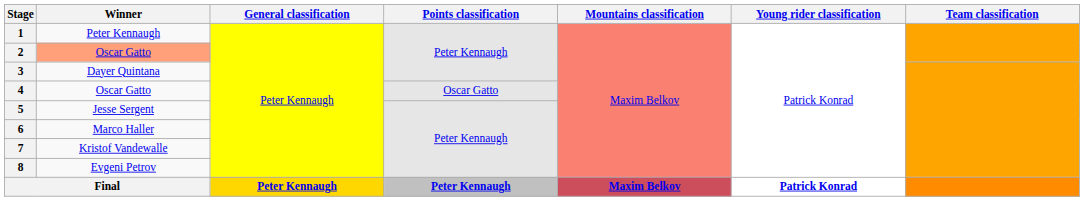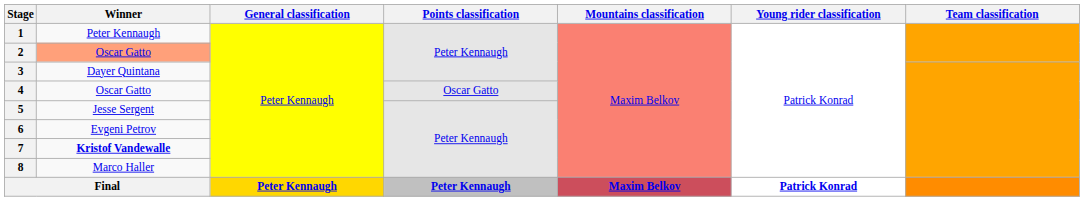(123, 129) Marco Haller -> (123, 129) Evgeni Petrov
(123, 148) normal -> (123, 148) bold
(123, 167) Evgeni Petrov -> (123, 167) Marco Haller
